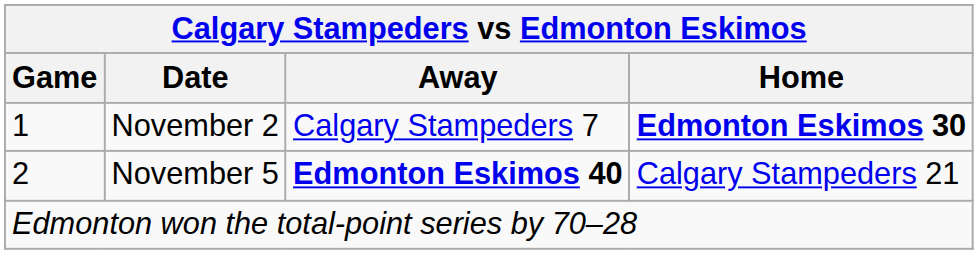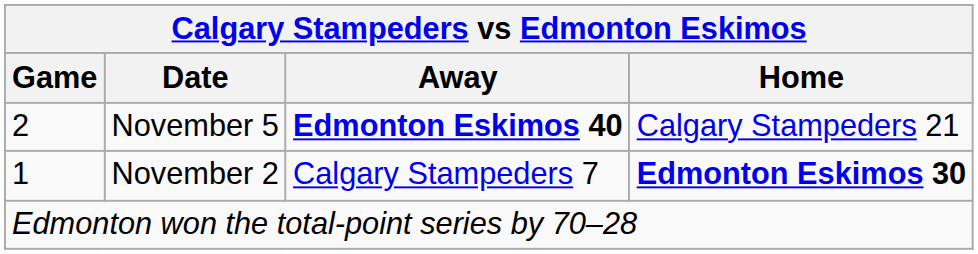rows swapped: (195, 126) <-> (195, 175)
